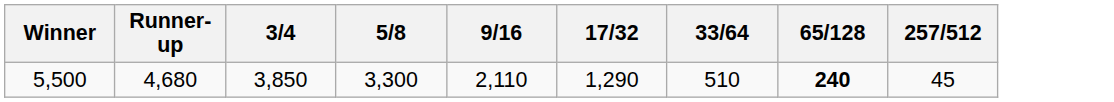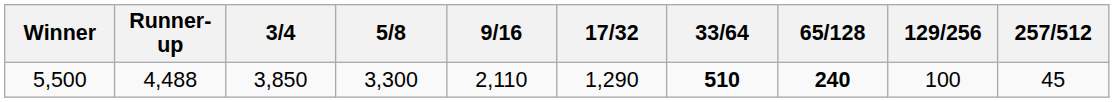+ column: (943, 33)
(170, 79) 4,680 -> (170, 79) 4,488
(722, 79) normal -> (722, 79) bold
